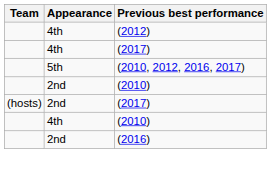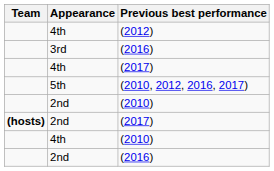+ row: (58, 49)
(24, 103) normal -> (26, 121) bold
